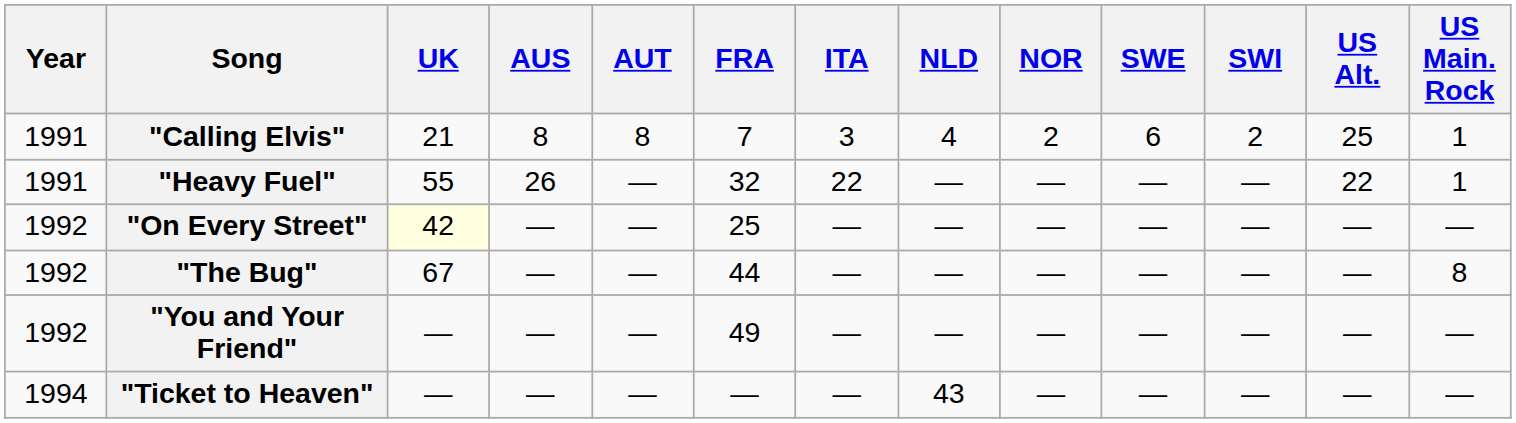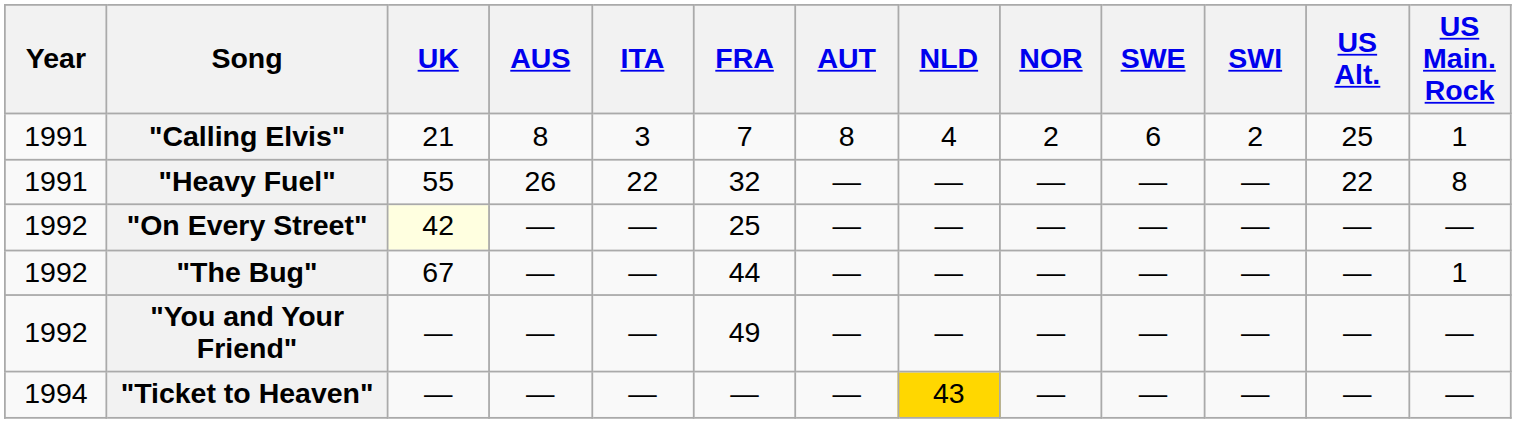columns swapped: (642, 59) <-> (847, 59)
(1459, 181) 1 -> (1459, 181) 8
(1459, 271) 8 -> (1459, 271) 1
(949, 394) no background -> (949, 394) gold background
